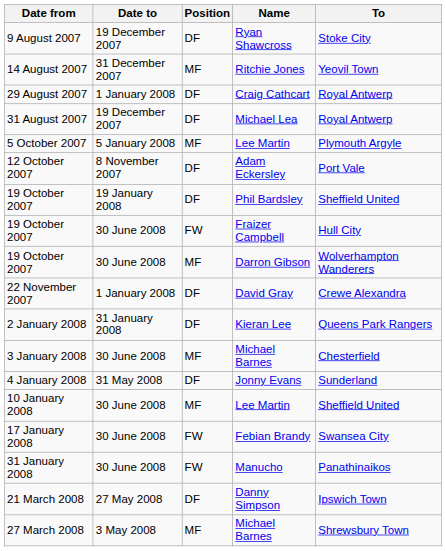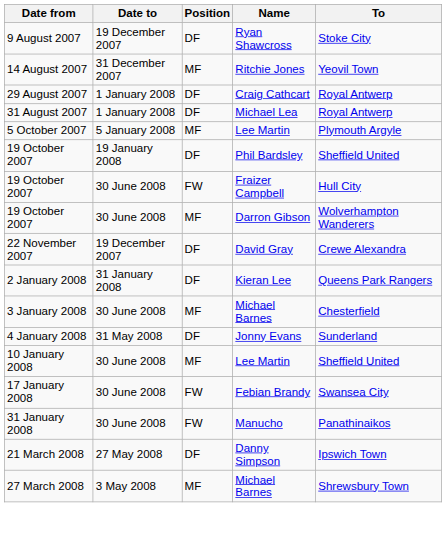(130, 119) 19 December 2007 -> (136, 112) 1 January 2008
- row: (36, 168)
(136, 293) 1 January 2008 -> (130, 249) 19 December 2007
